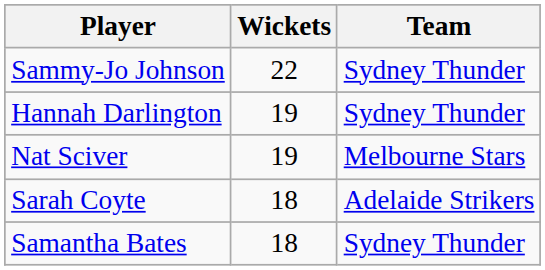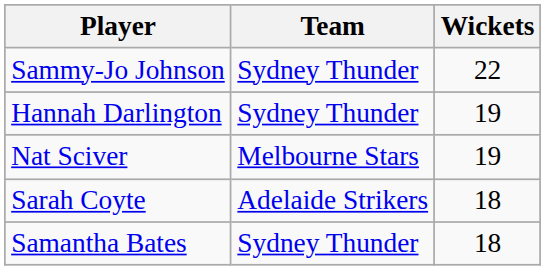columns swapped: (439, 26) <-> (284, 26)
